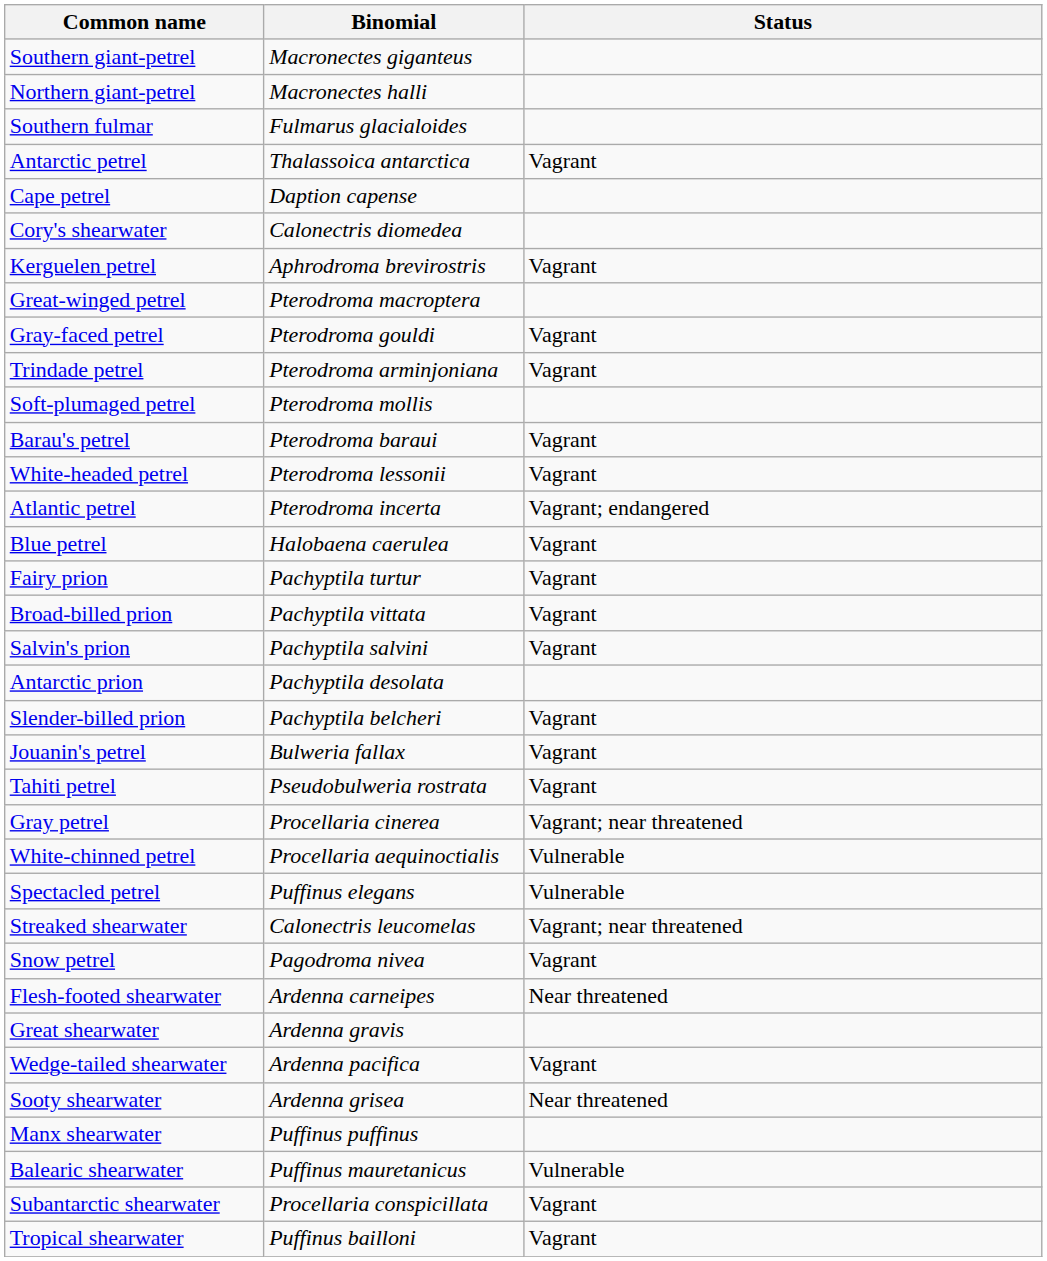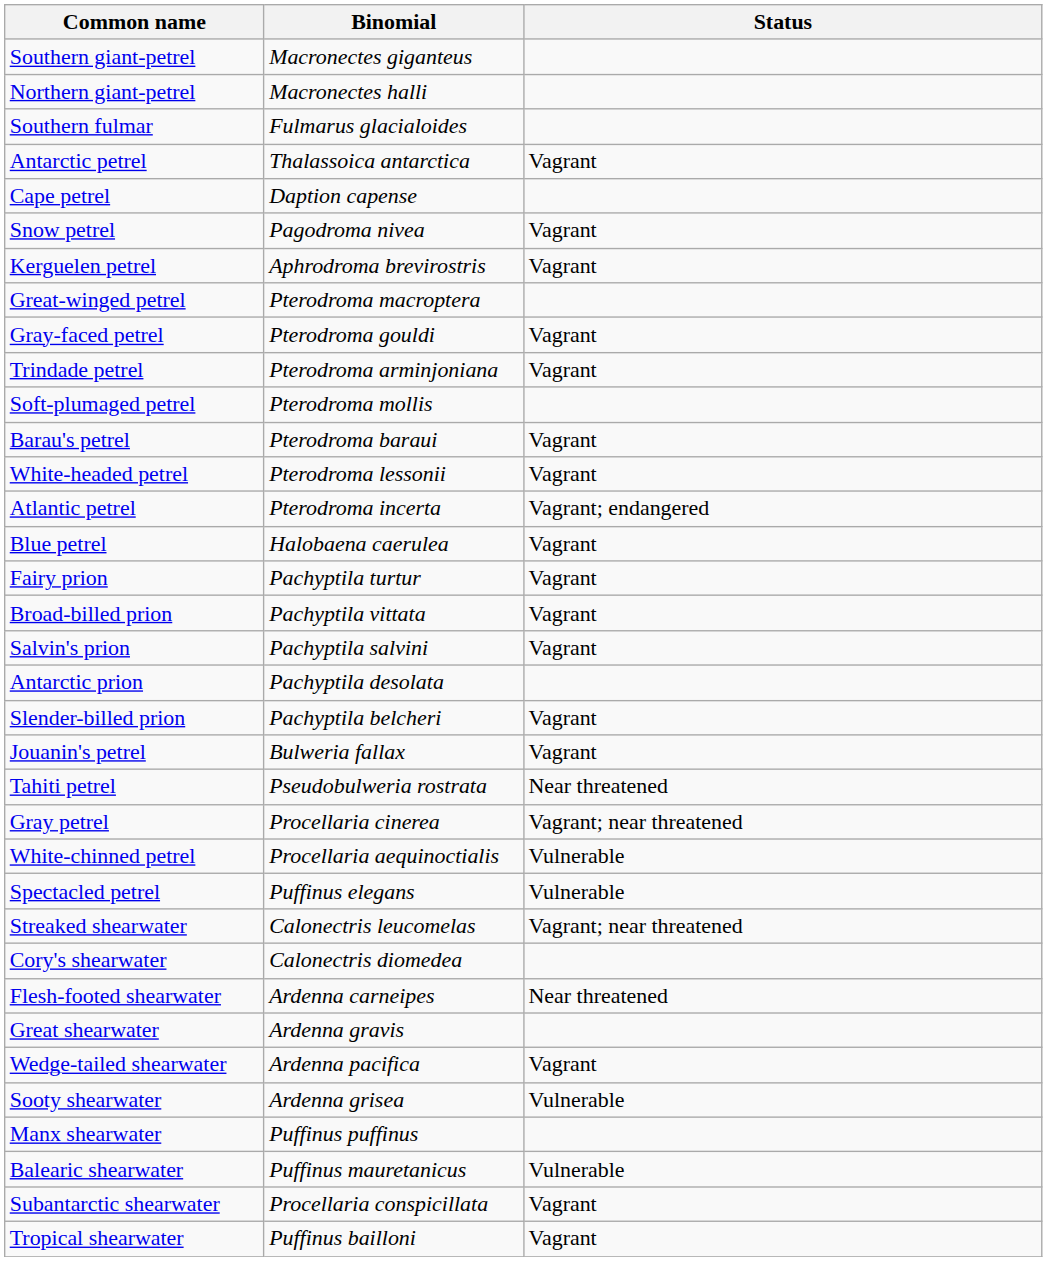rows swapped: (62, 960) <-> (88, 230)
(563, 786) Vagrant -> (598, 786) Near threatened
(598, 1099) Near threatened -> (577, 1099) Vulnerable
